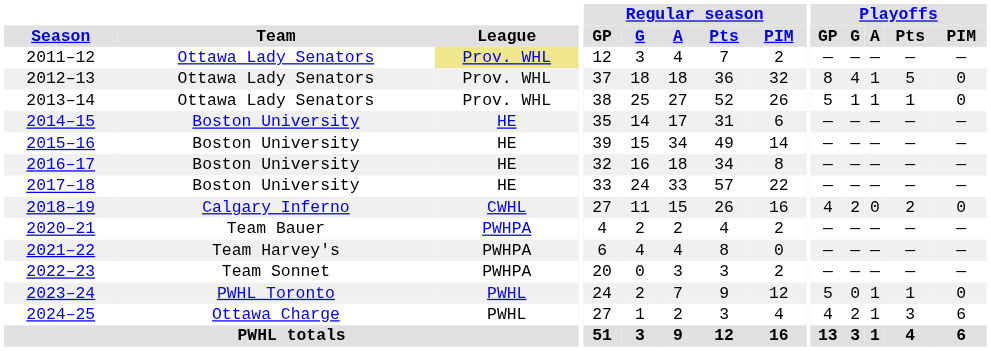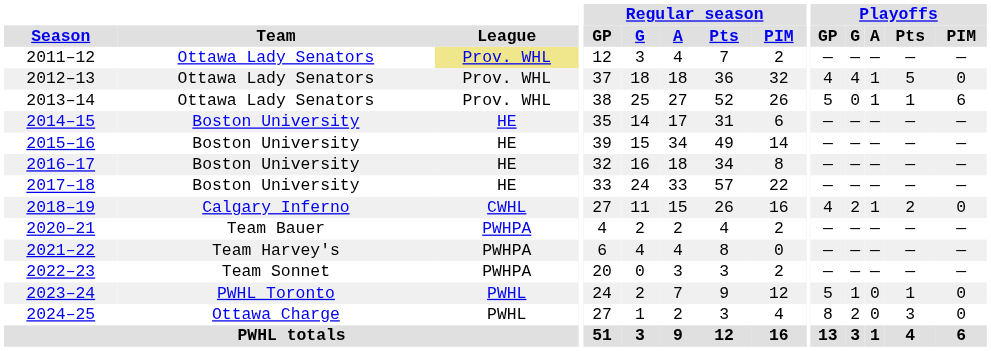(828, 79) 8 -> (828, 79) 4
(855, 100) 1 -> (855, 100) 0
(961, 100) 0 -> (961, 100) 6
(875, 207) 0 -> (875, 207) 1
(855, 293) 0 -> (855, 293) 1
(875, 293) 1 -> (875, 293) 0
(828, 315) 4 -> (828, 315) 8
(875, 315) 1 -> (875, 315) 0
(961, 315) 6 -> (961, 315) 0
